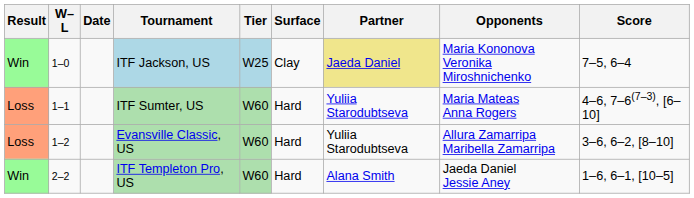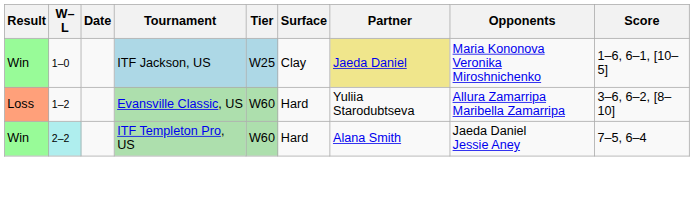(607, 63) 7–5, 6–4 -> (638, 63) 1–6, 6–1, [10–5]
- row: (160, 106)
(61, 177) no background -> (61, 139) paleturquoise background
(628, 176) 1–6, 6–1, [10–5] -> (622, 138) 7–5, 6–4
